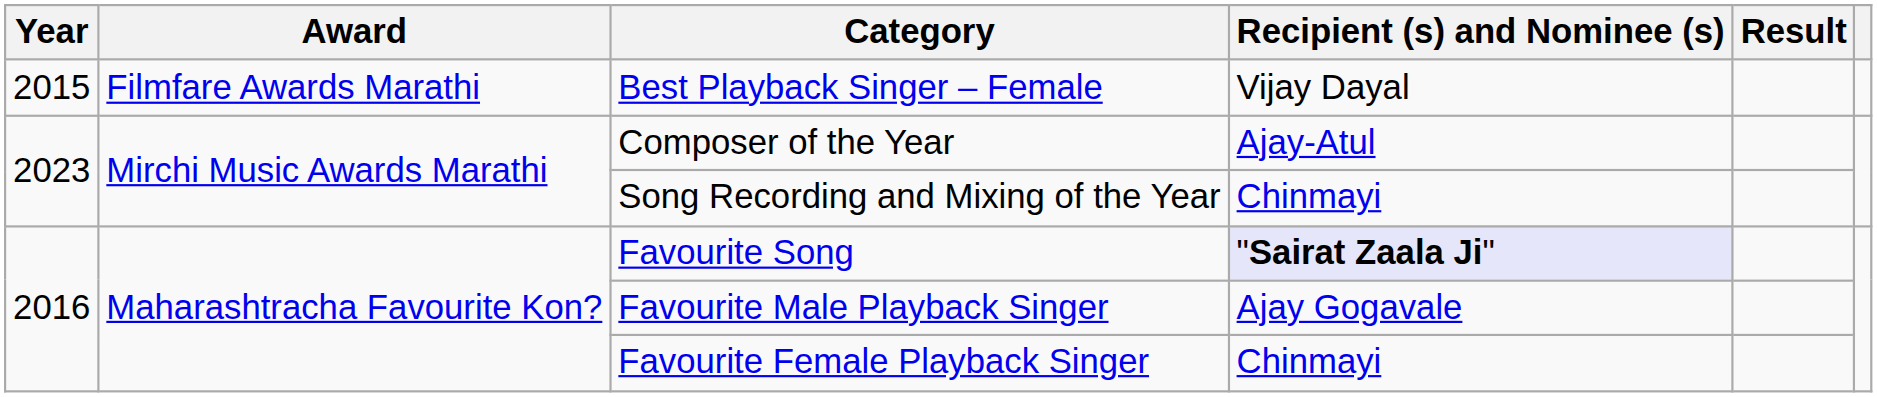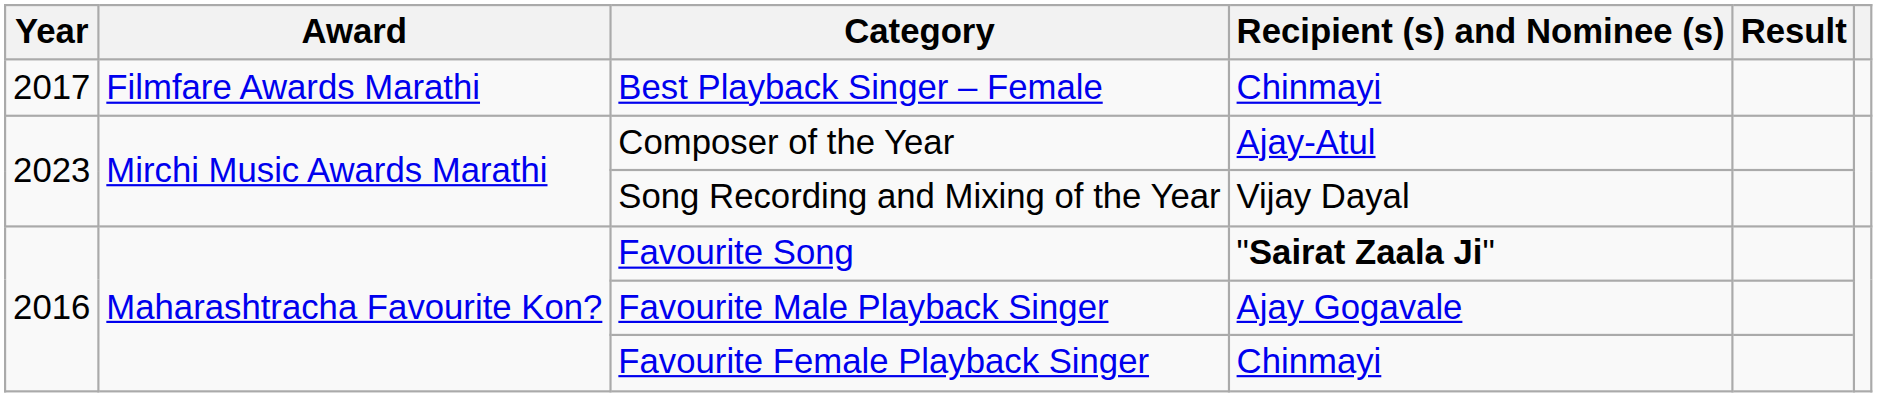(52, 87) 2015 -> (52, 87) 2017
(1323, 87) Vijay Dayal -> (1309, 87) Chinmayi
(1309, 197) Chinmayi -> (1323, 197) Vijay Dayal
(1366, 252) lavender background -> (1366, 252) no background
